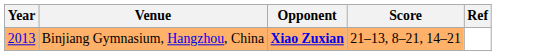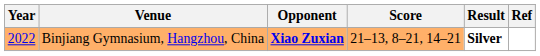+ column: (486, 16)
(22, 39) 2013 -> (22, 39) 2022
